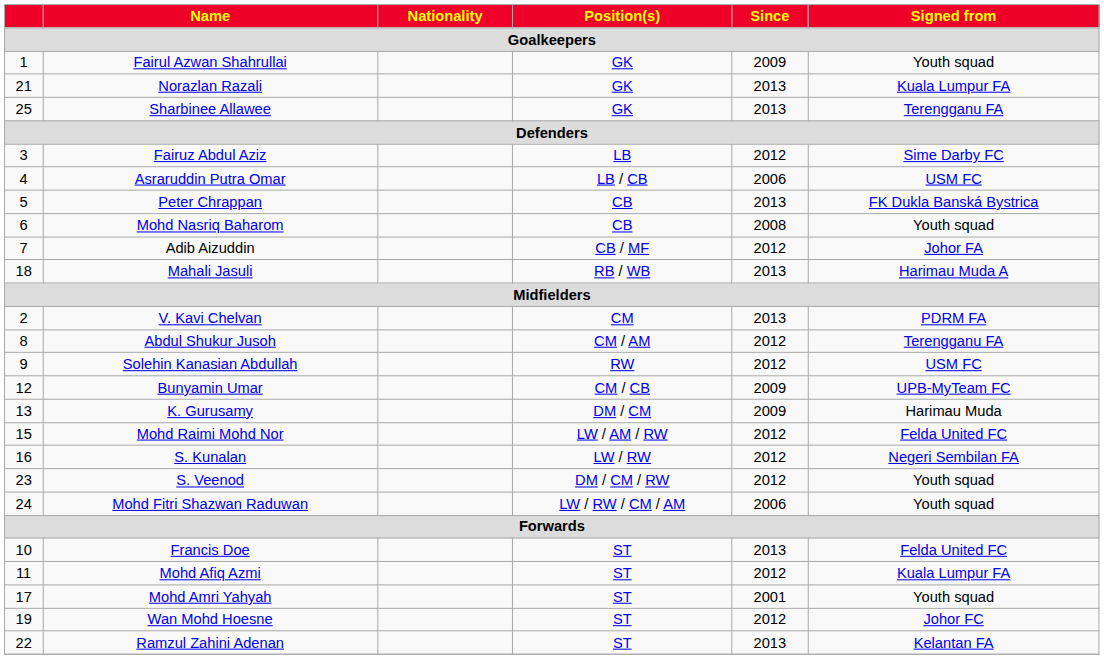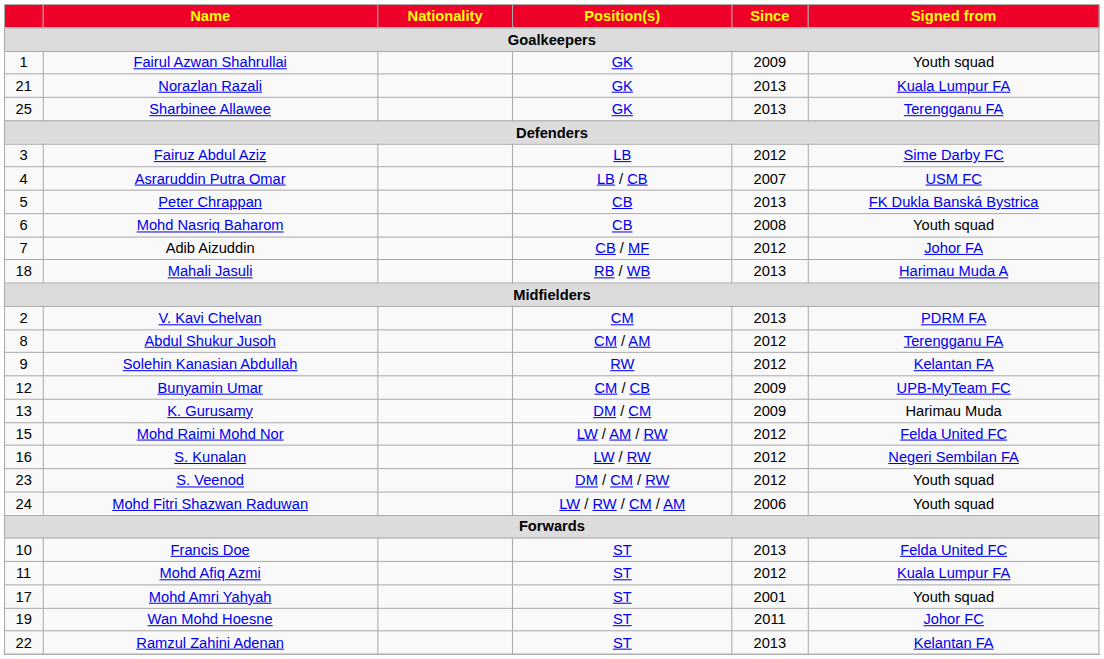(770, 179) 2006 -> (770, 179) 2007
(954, 365) USM FC -> (954, 365) Kelantan FA
(770, 620) 2012 -> (770, 620) 2011
